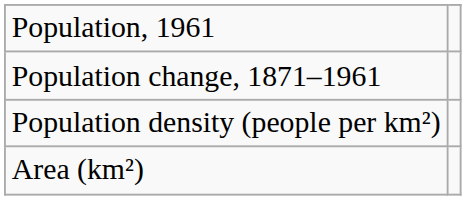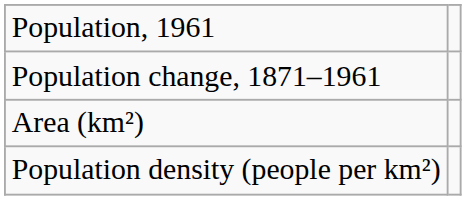rows swapped: (78, 169) <-> (226, 122)
